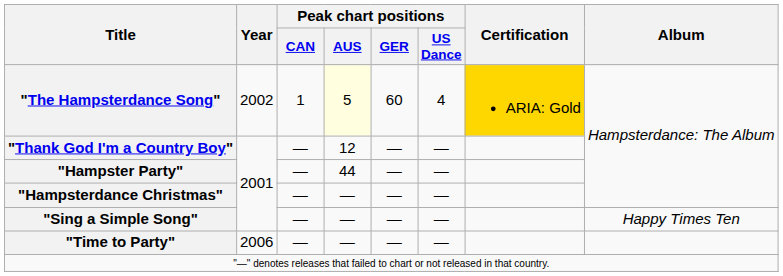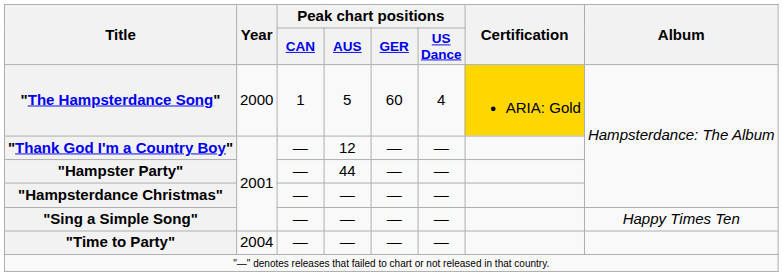(257, 100) 2002 -> (257, 100) 2000
(347, 100) lightyellow background -> (347, 100) no background
(257, 242) 2006 -> (257, 242) 2004
